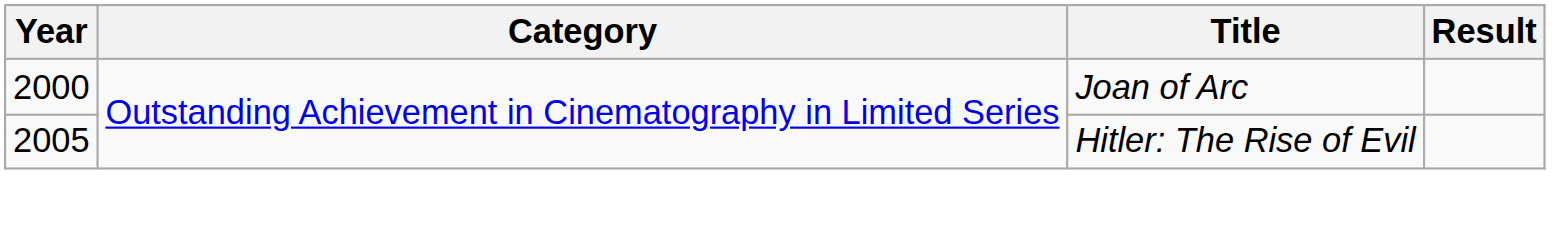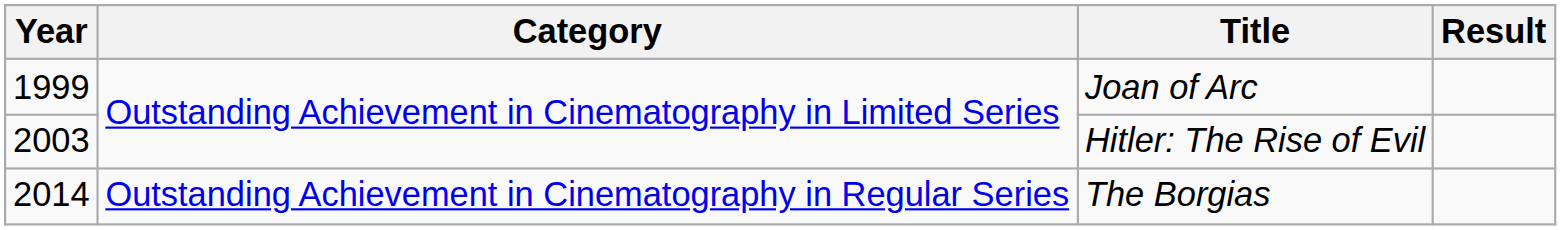(51, 86) 2000 -> (51, 86) 1999
(51, 140) 2005 -> (51, 140) 2003
+ row: (1178, 195)
